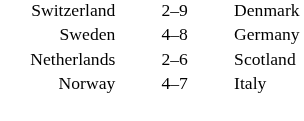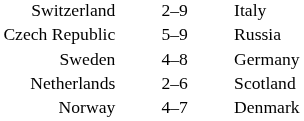(267, 10) Denmark -> (250, 10) Italy
+ row: (59, 34)
(250, 83) Italy -> (267, 107) Denmark
